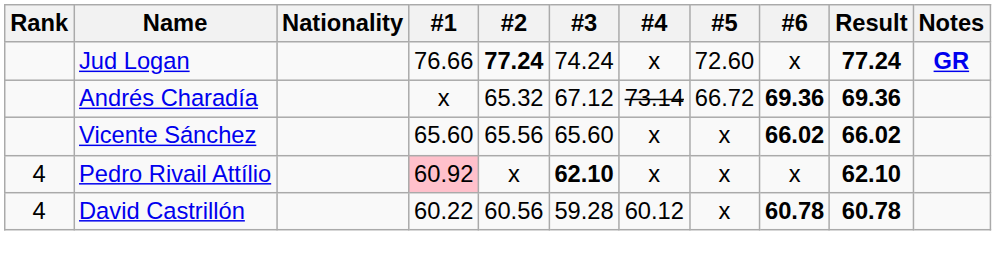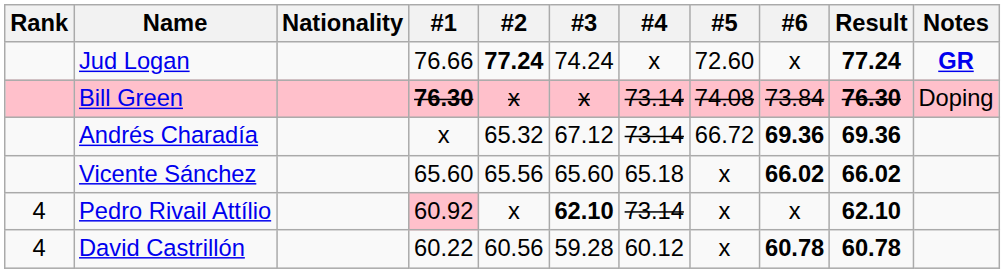+ row: (131, 98)
(654, 135) x -> (654, 173) 65.18
(654, 173) x -> (654, 211) 73.14
